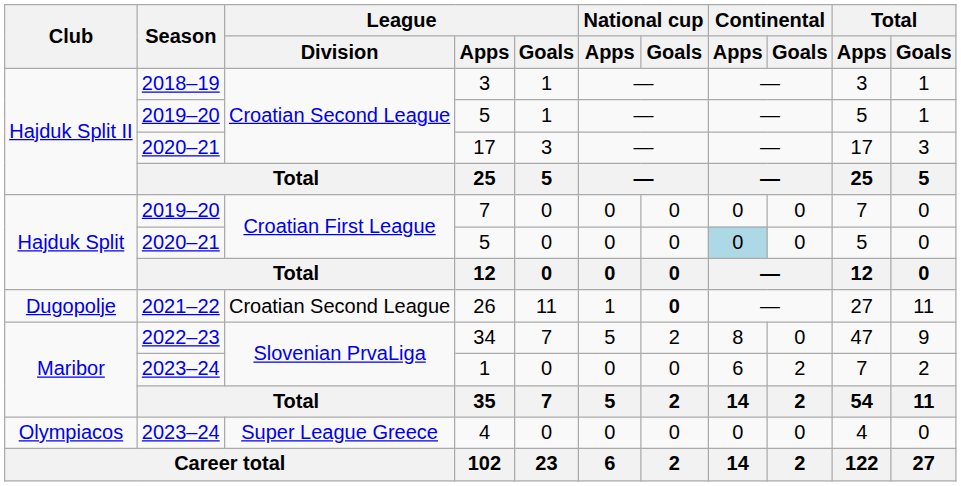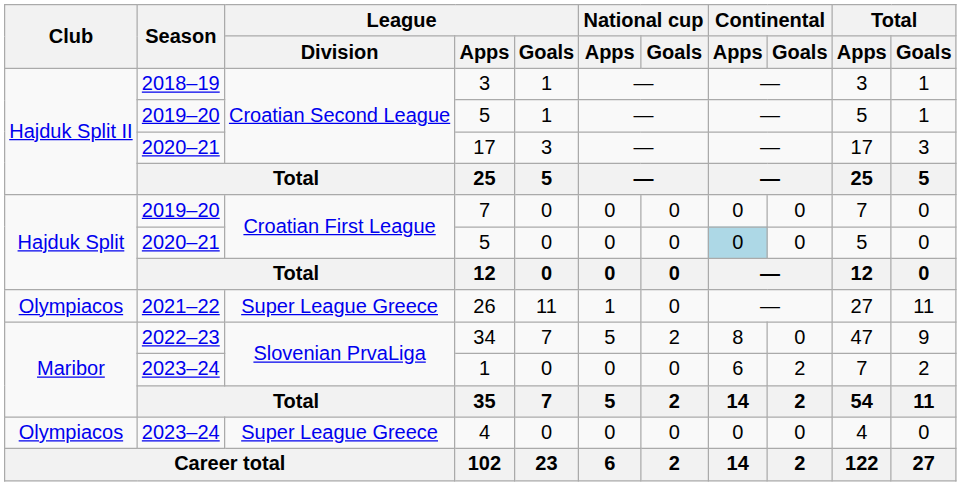(71, 305) Dugopolje -> (71, 305) Olympiacos
(340, 305) Croatian Second League -> (340, 305) Super League Greece
(674, 305) bold -> (674, 305) normal
